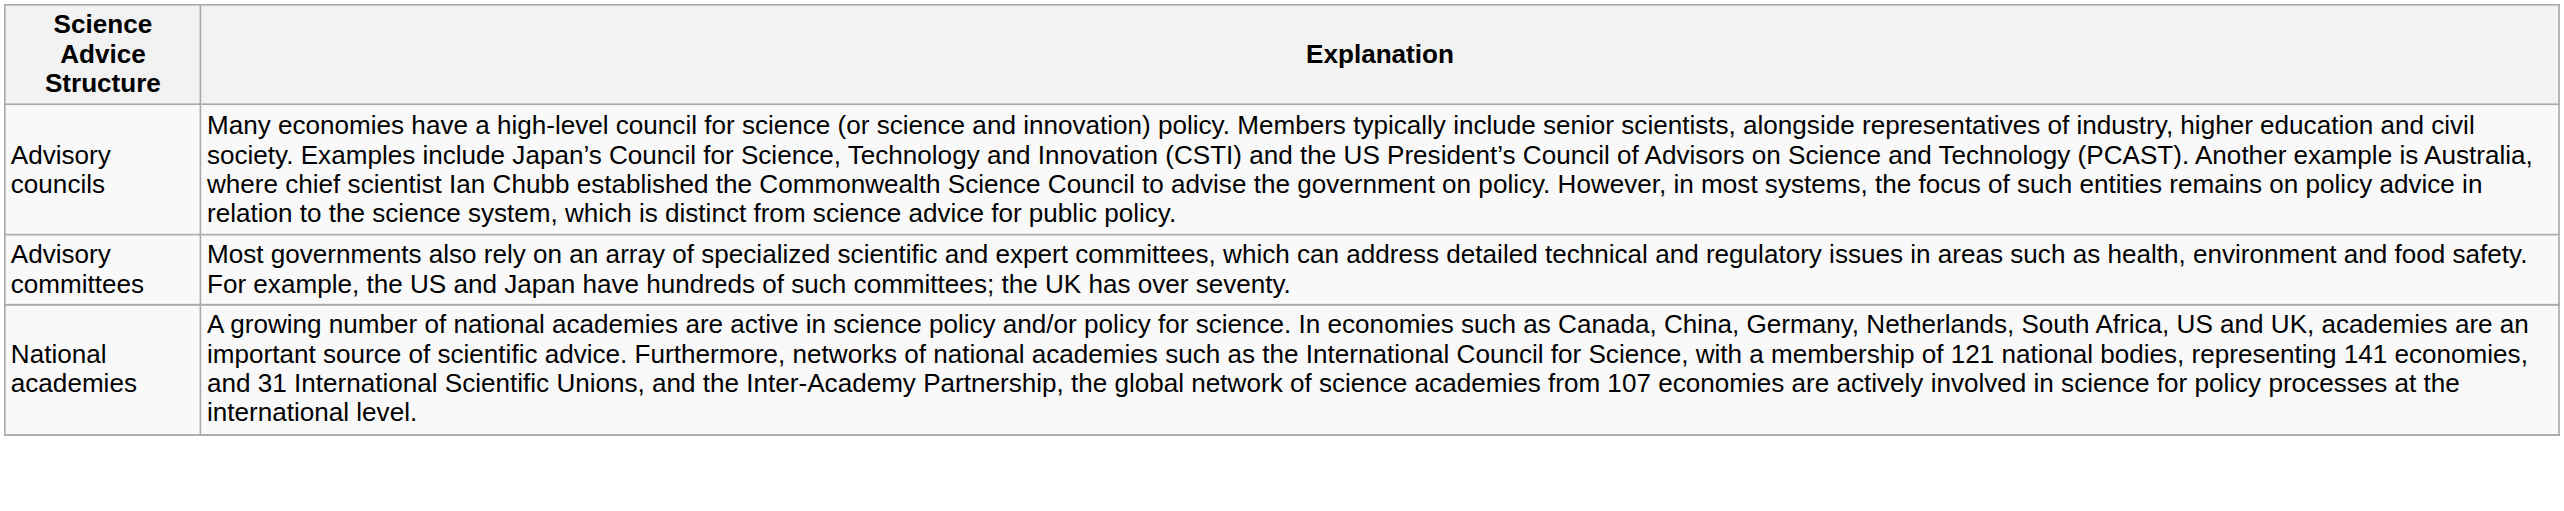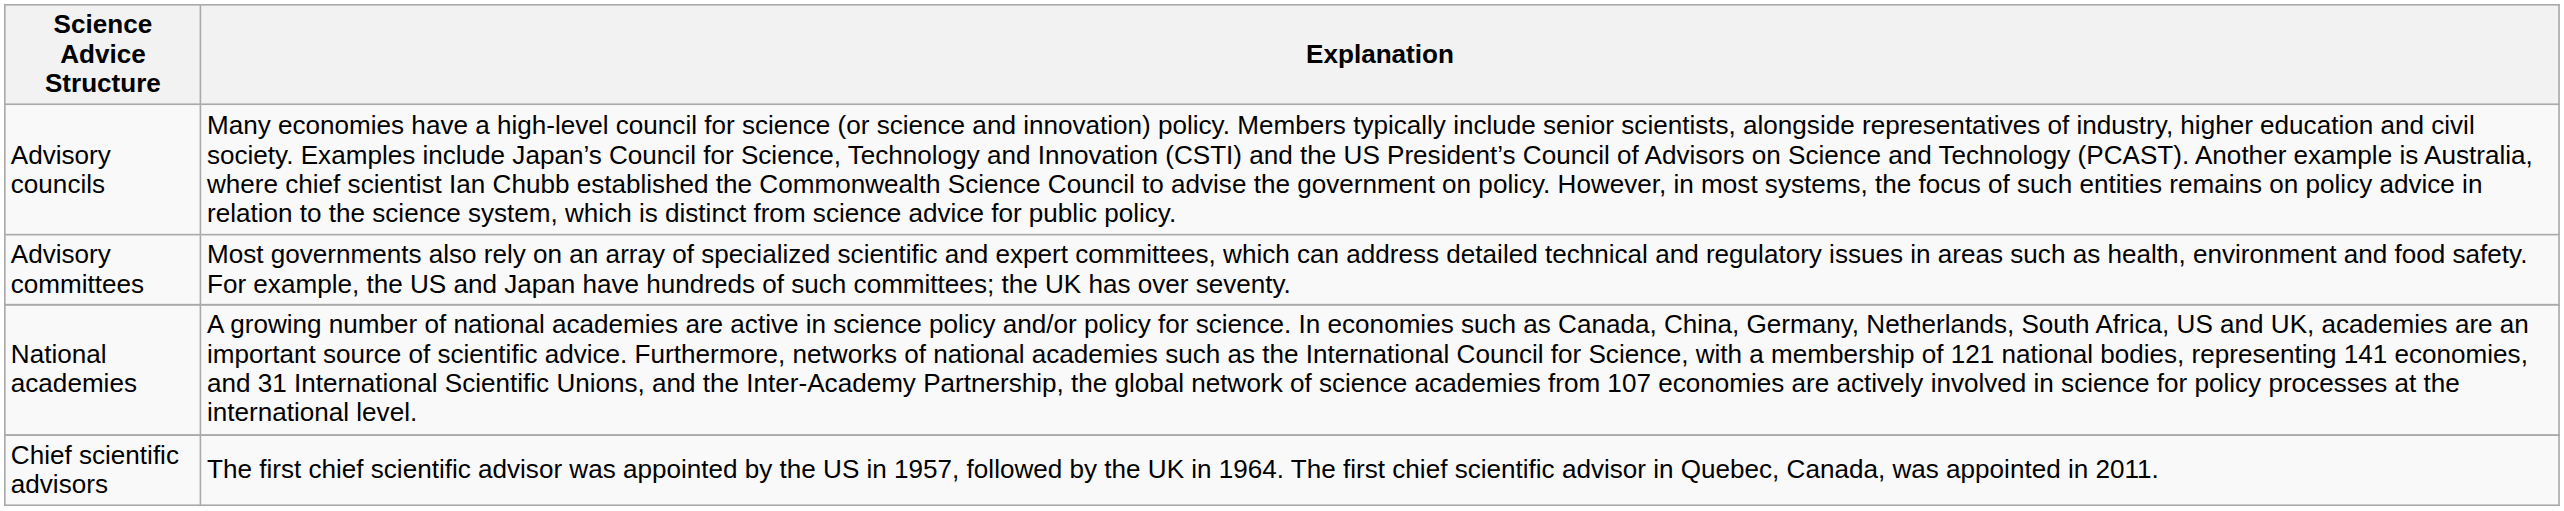+ row: (95, 469)
